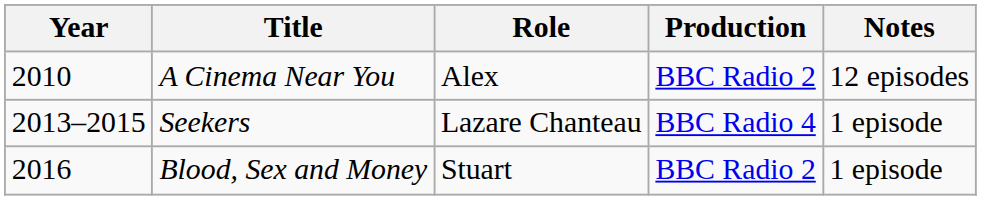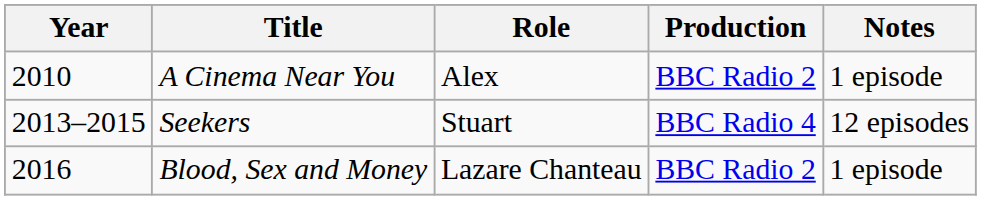(899, 75) 12 episodes -> (886, 75) 1 episode
(541, 122) Lazare Chanteau -> (476, 122) Stuart
(886, 122) 1 episode -> (899, 122) 12 episodes
(476, 169) Stuart -> (541, 169) Lazare Chanteau
